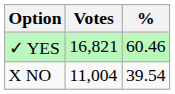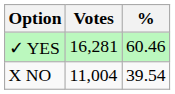(94, 46) 16,821 -> (94, 46) 16,281
